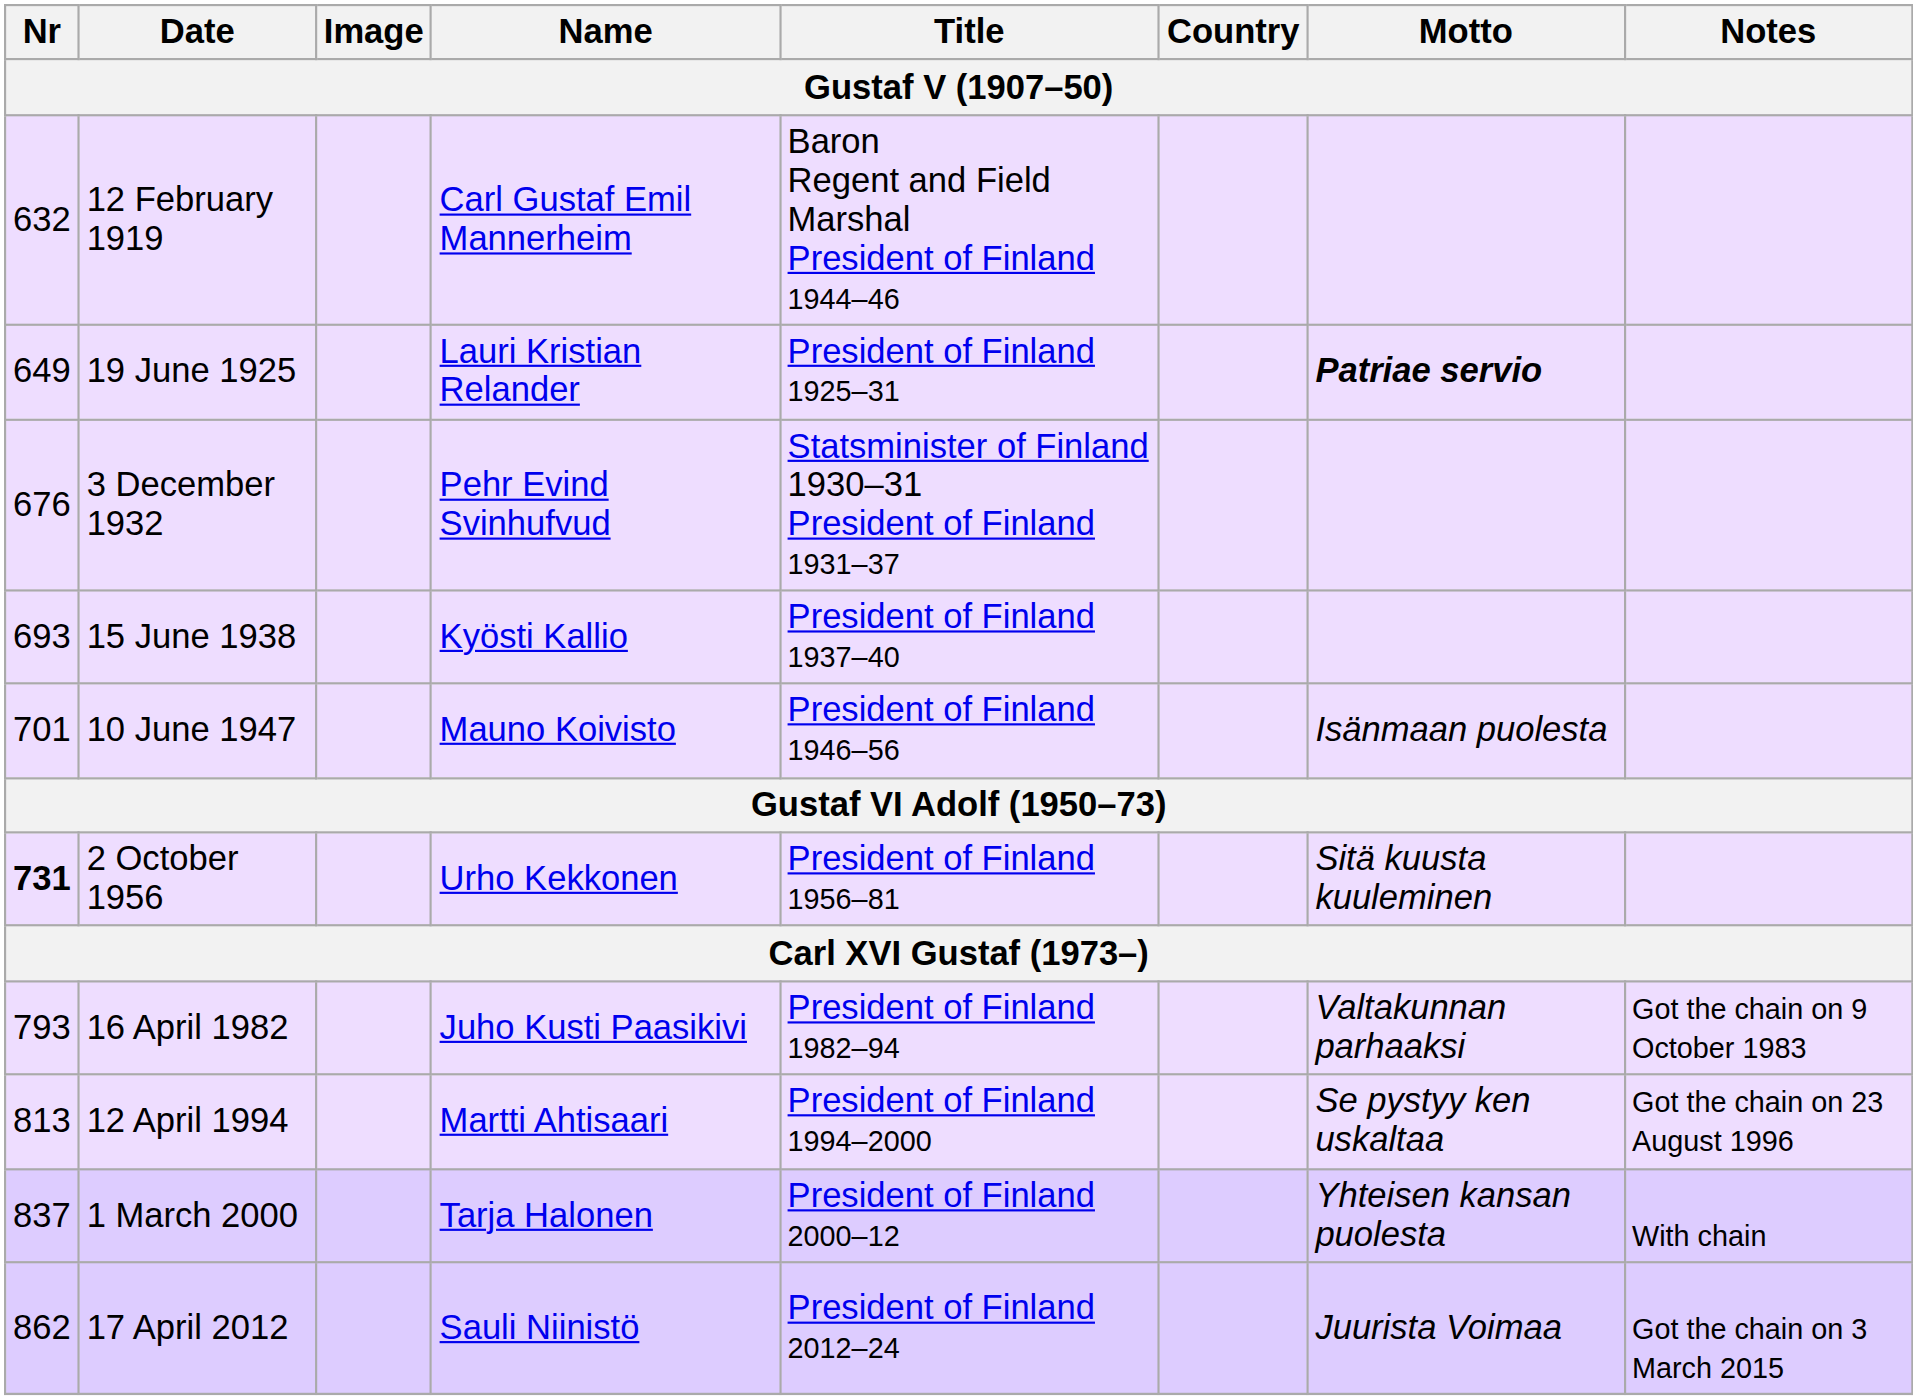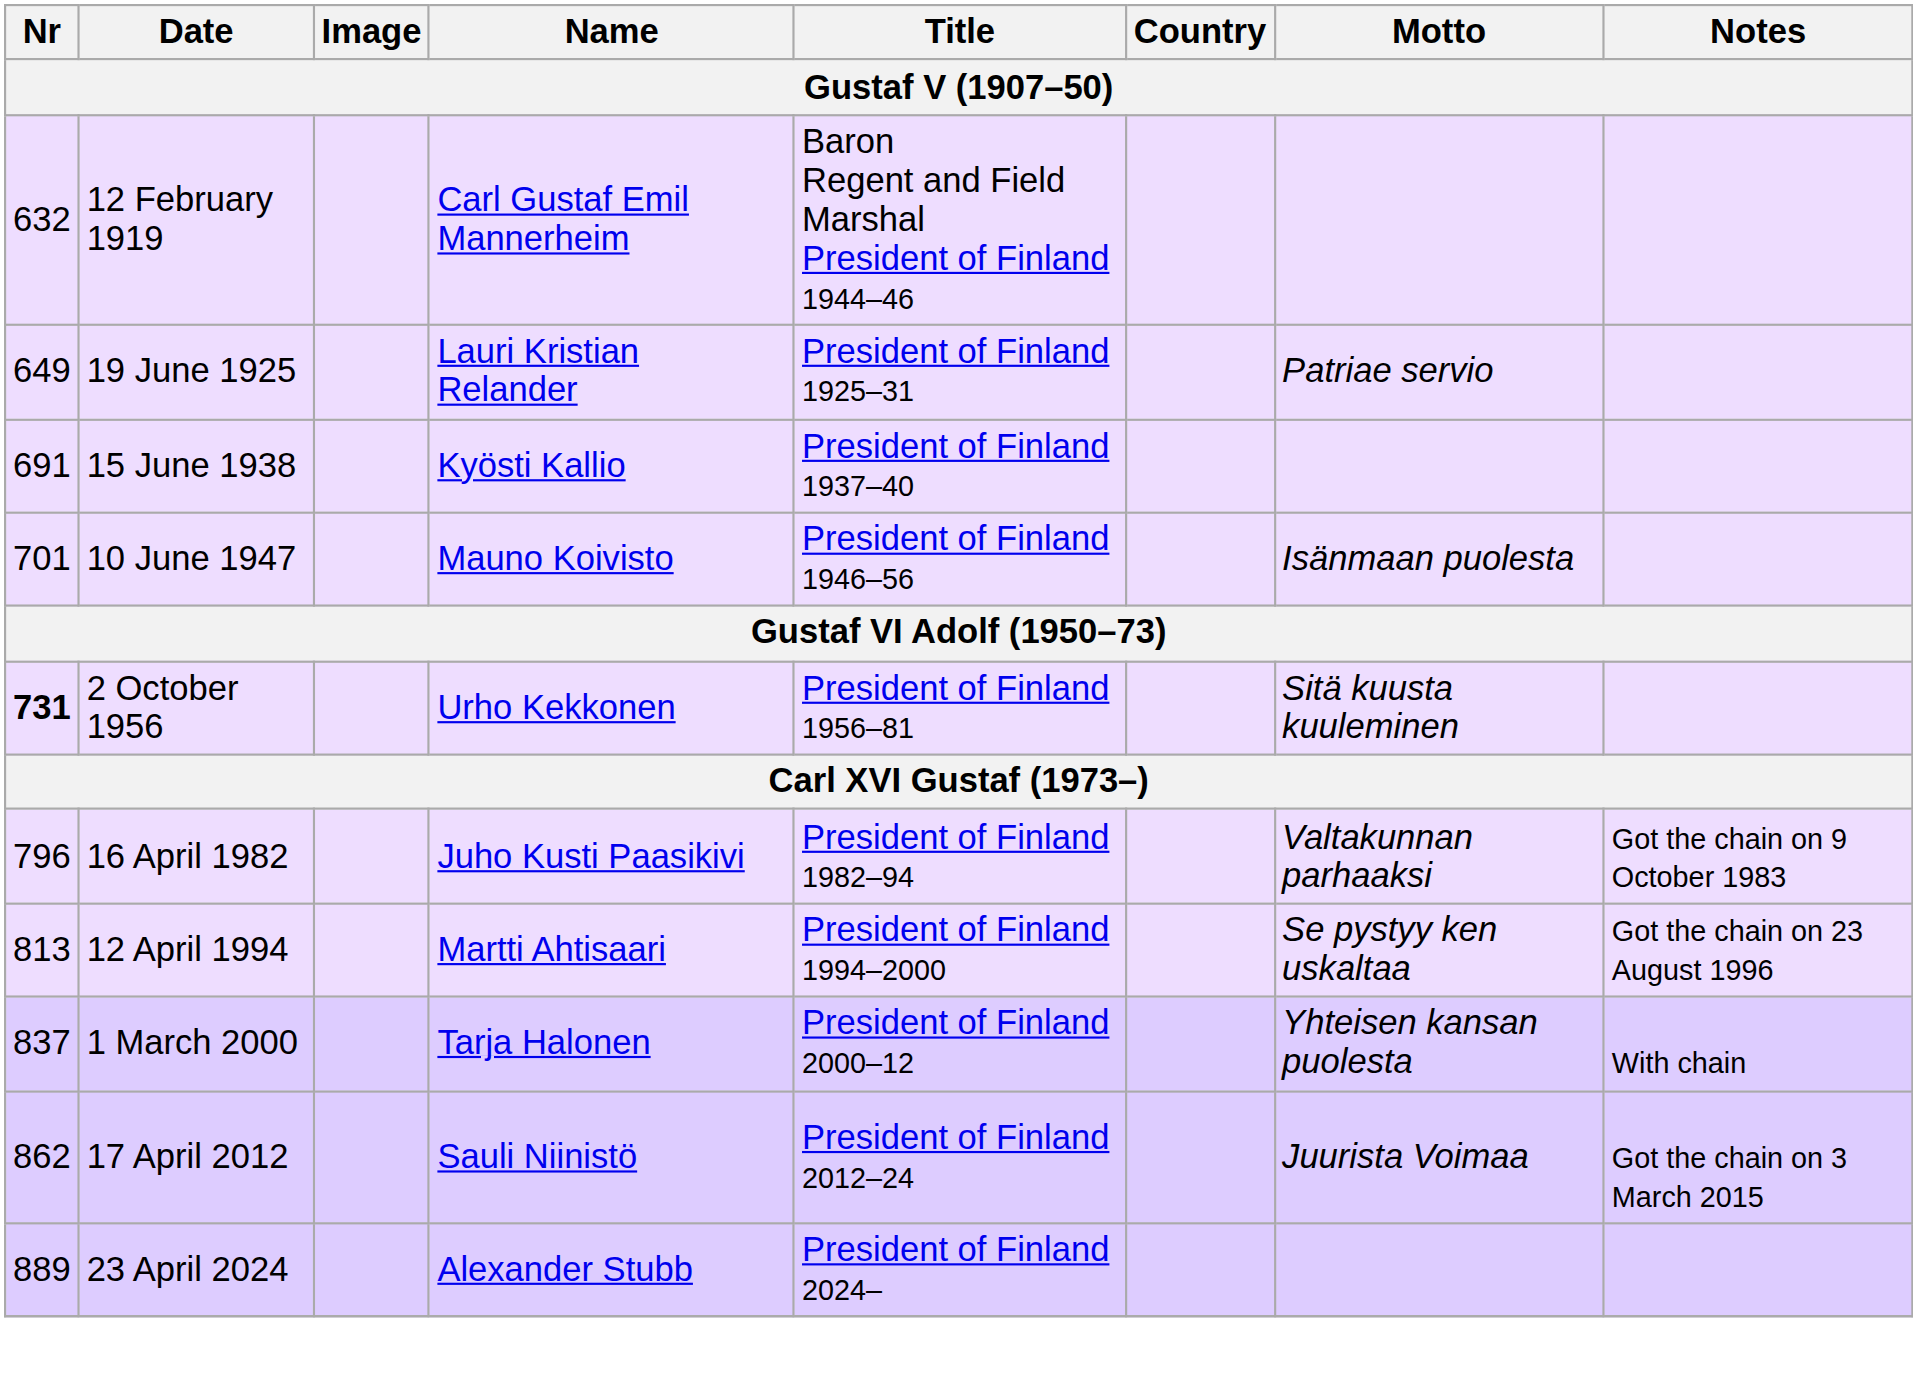(1429, 371) bold -> (1388, 371) normal
- row: (181, 503)
(42, 636) 693 -> (42, 464) 691
(42, 1027) 793 -> (42, 855) 796
+ row: (188, 1269)
